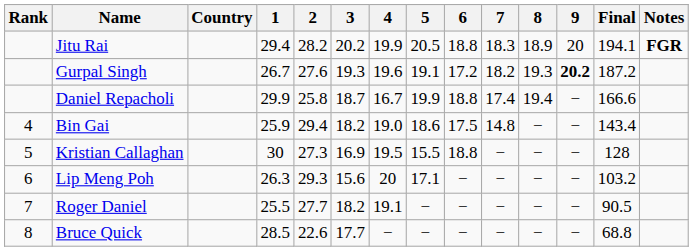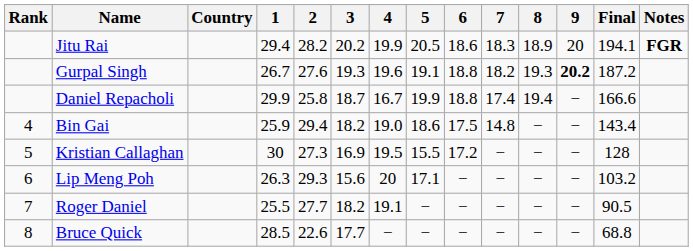(463, 44) 18.8 -> (463, 44) 18.6
(463, 71) 17.2 -> (463, 71) 18.8
(463, 152) 18.8 -> (463, 152) 17.2
